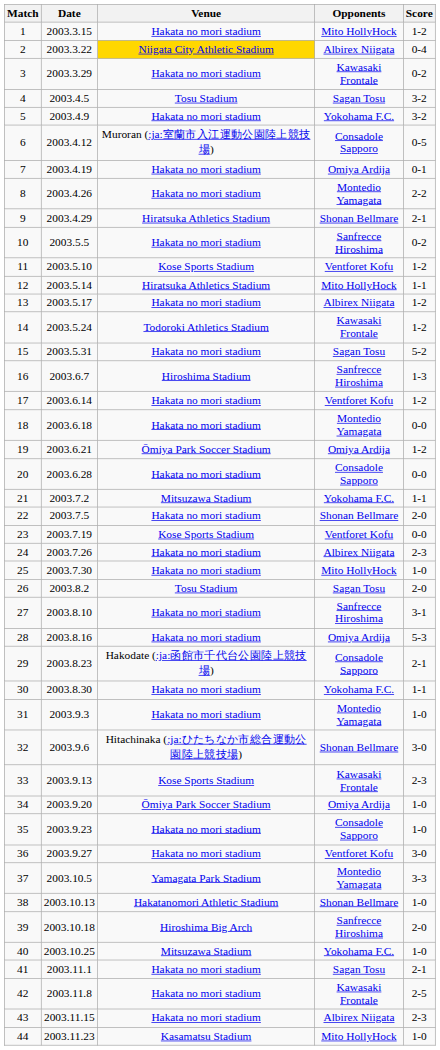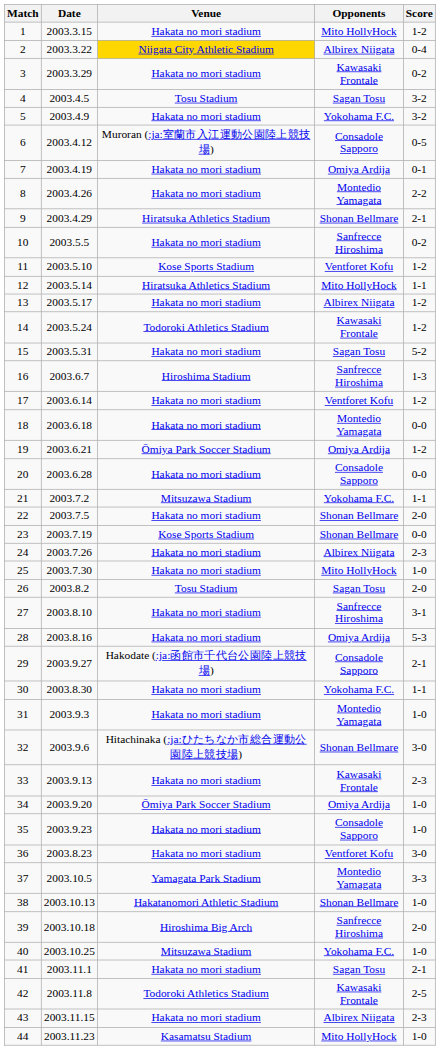(359, 534) Ventforet Kofu -> (359, 534) Shonan Bellmare
(69, 663) 2003.8.23 -> (69, 663) 2003.9.27
(206, 780) Kose Sports Stadium -> (206, 780) Hakata no mori stadium
(69, 853) 2003.9.27 -> (69, 853) 2003.8.23
(206, 993) Hakata no mori stadium -> (206, 993) Todoroki Athletics Stadium
